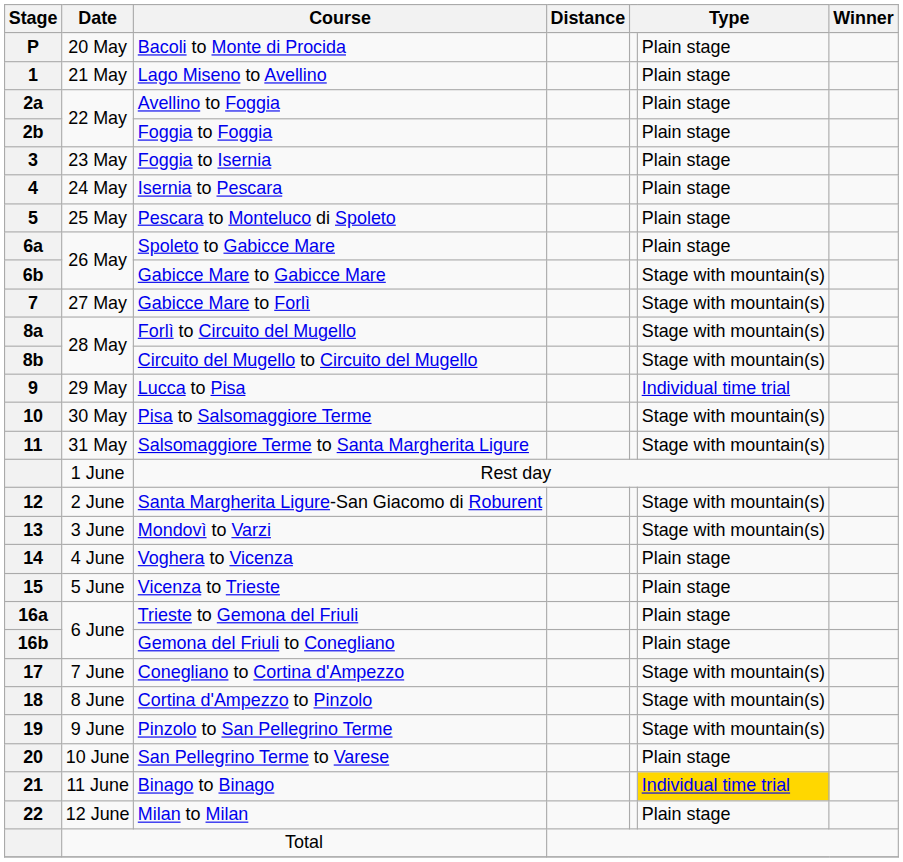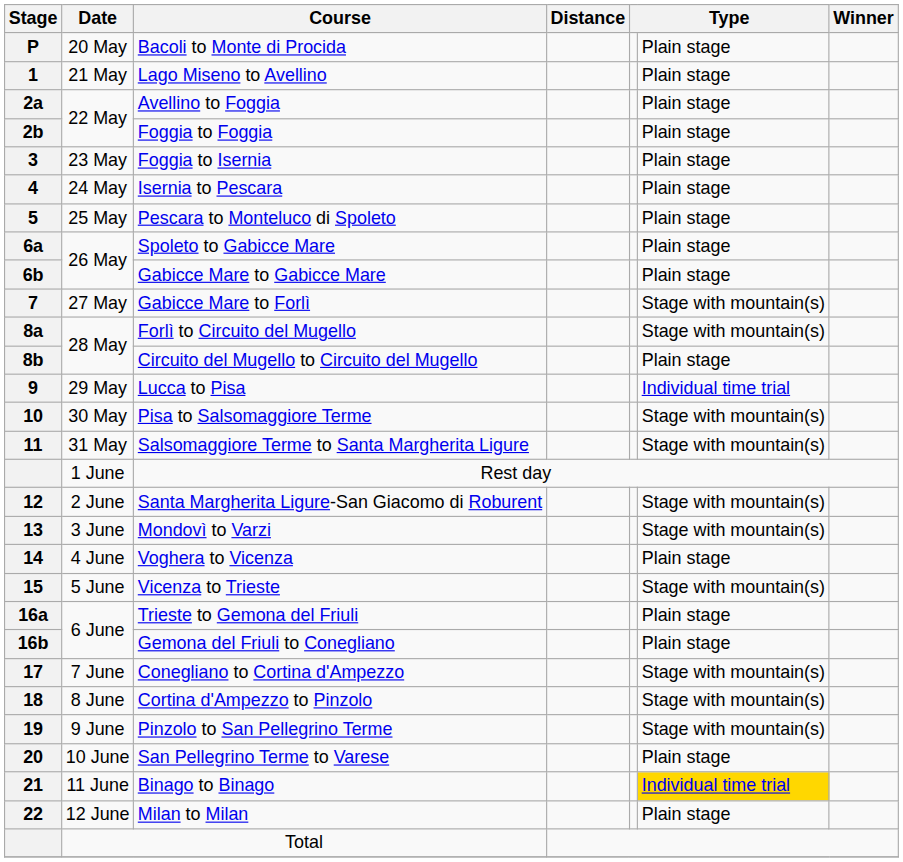(733, 274) Stage with mountain(s) -> (686, 274) Plain stage
(733, 359) Stage with mountain(s) -> (686, 359) Plain stage
(686, 587) Plain stage -> (733, 587) Stage with mountain(s)
